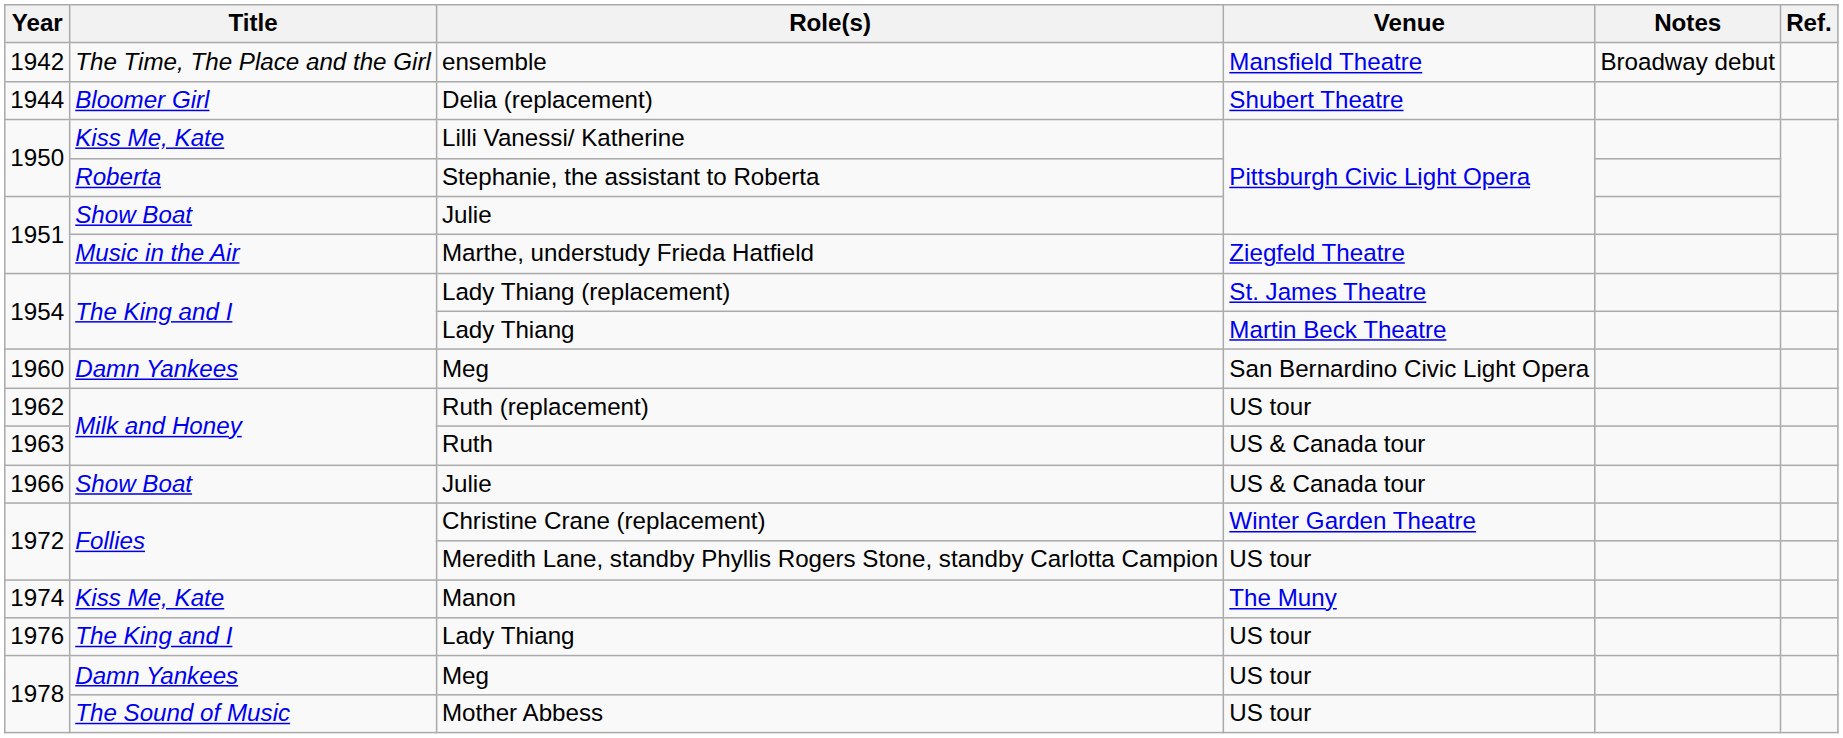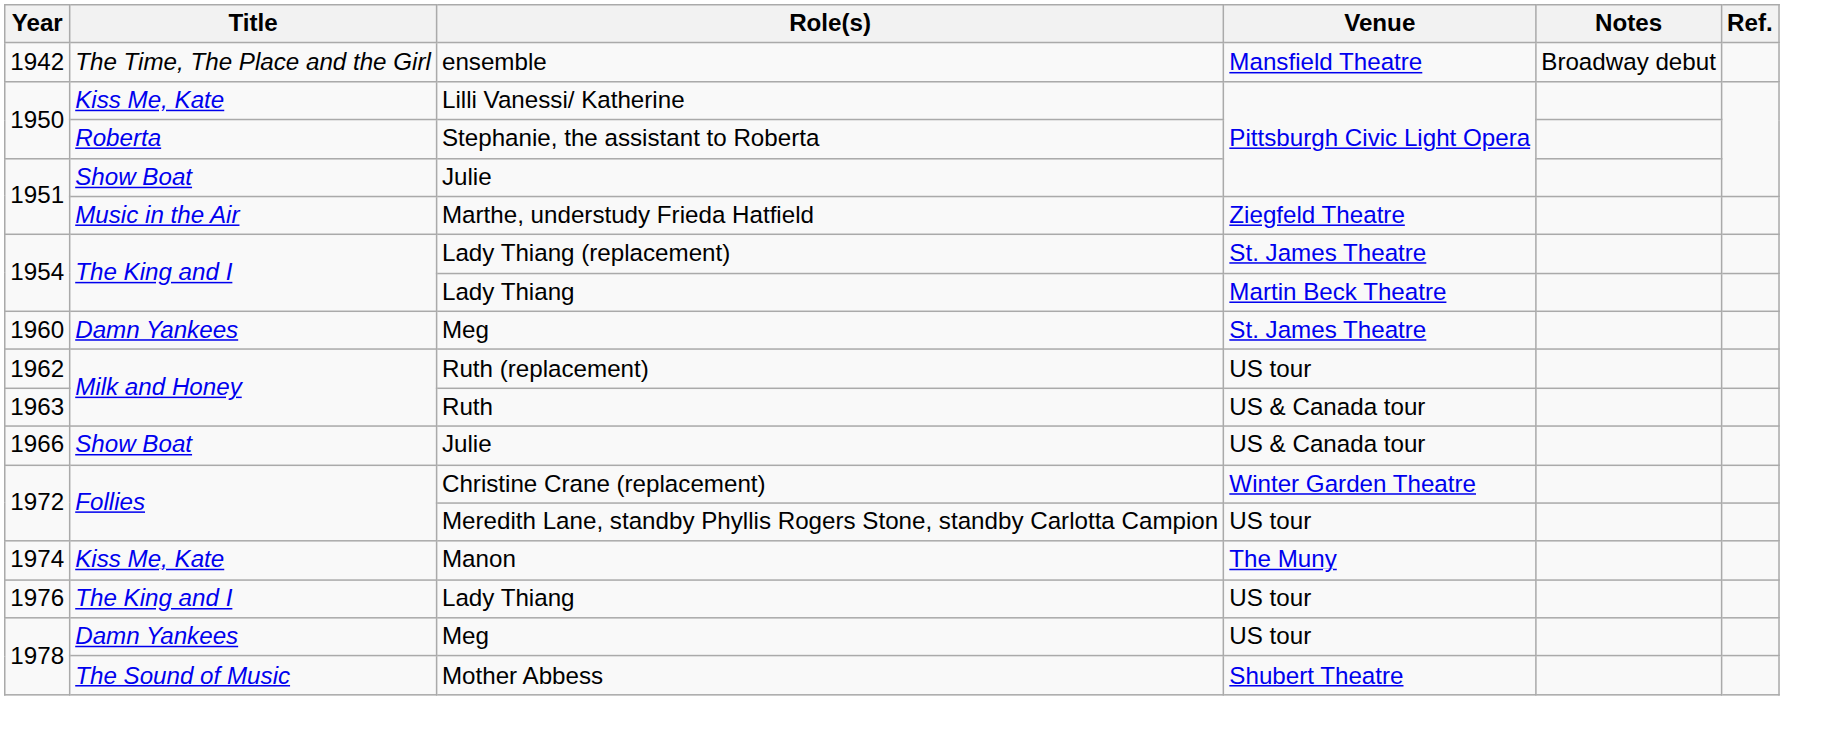- row: (37, 100)
(1409, 368) San Bernardino Civic Light Opera -> (1328, 330) St. James Theatre
(1270, 713) US tour -> (1316, 675) Shubert Theatre
